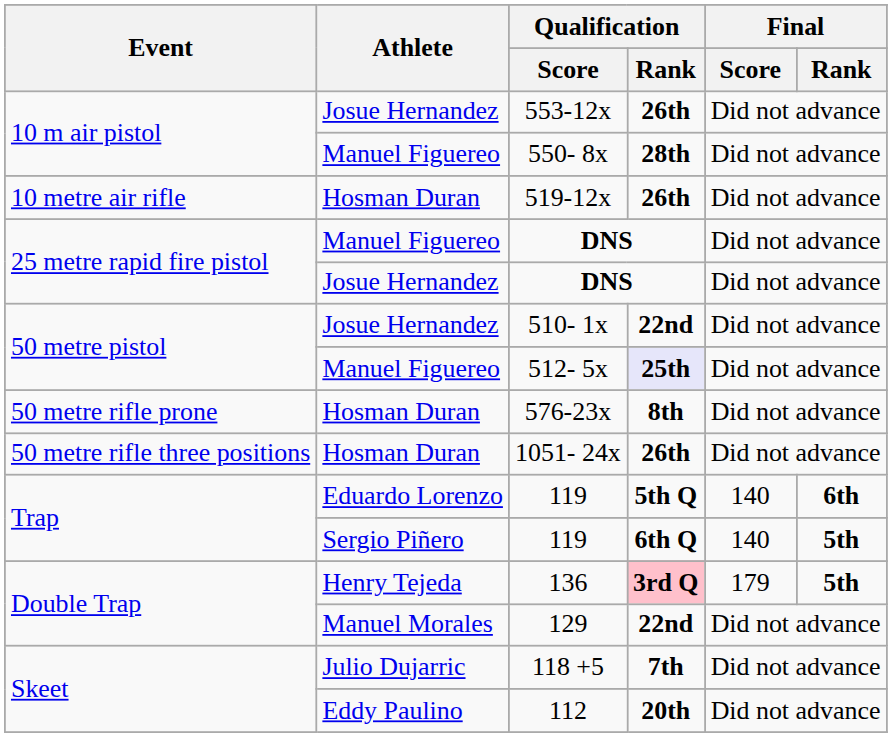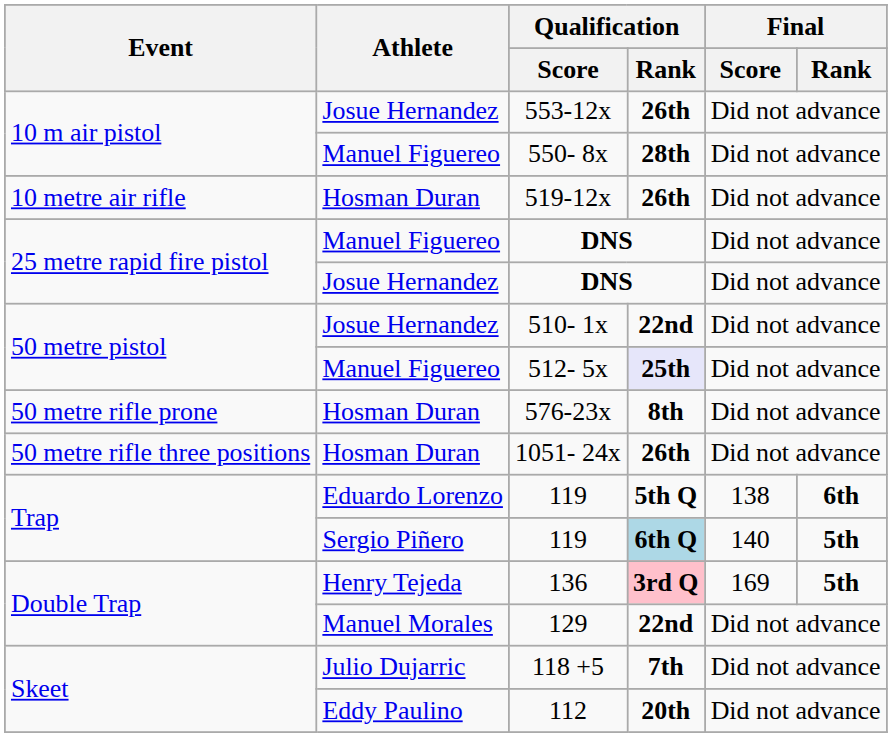(750, 496) 140 -> (750, 496) 138
(666, 539) no background -> (666, 539) lightblue background
(750, 582) 179 -> (750, 582) 169
